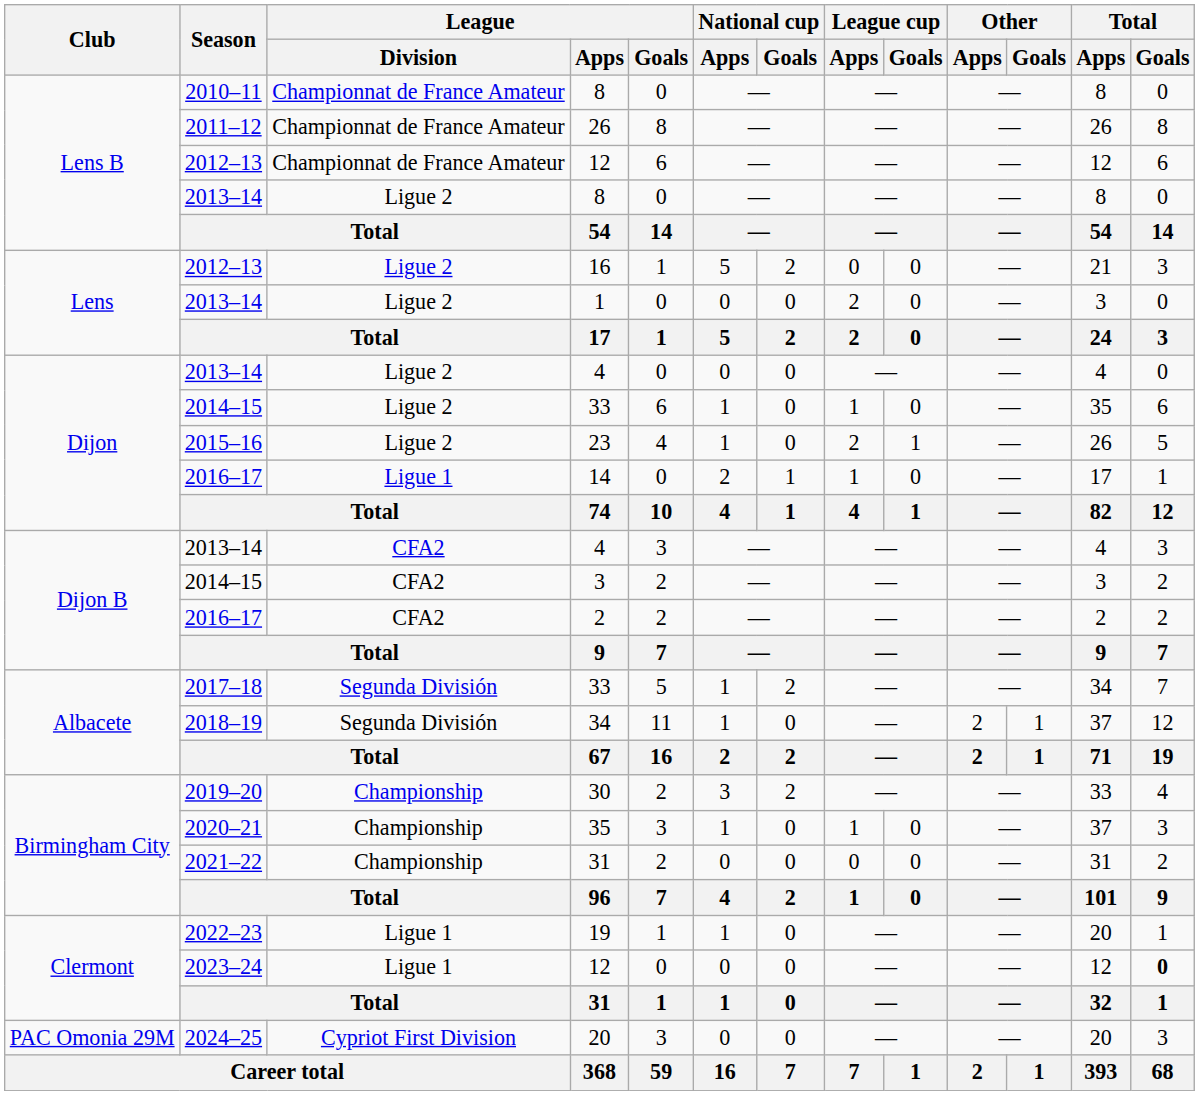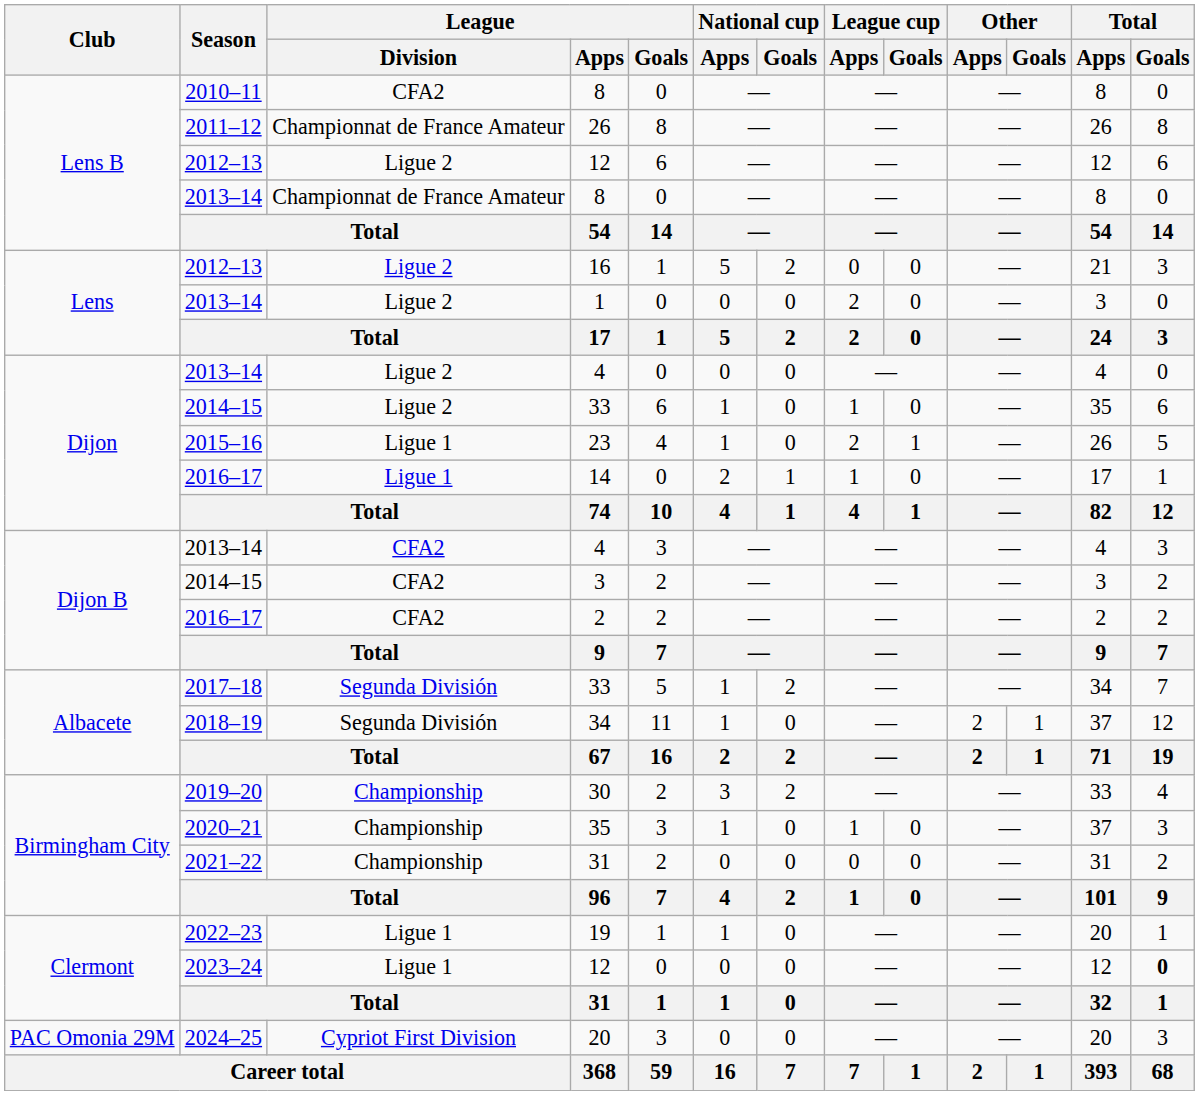(418, 92) Championnat de France Amateur -> (418, 92) CFA2
(418, 162) Championnat de France Amateur -> (418, 162) Ligue 2
(418, 197) Ligue 2 -> (418, 197) Championnat de France Amateur
(418, 442) Ligue 2 -> (418, 442) Ligue 1
